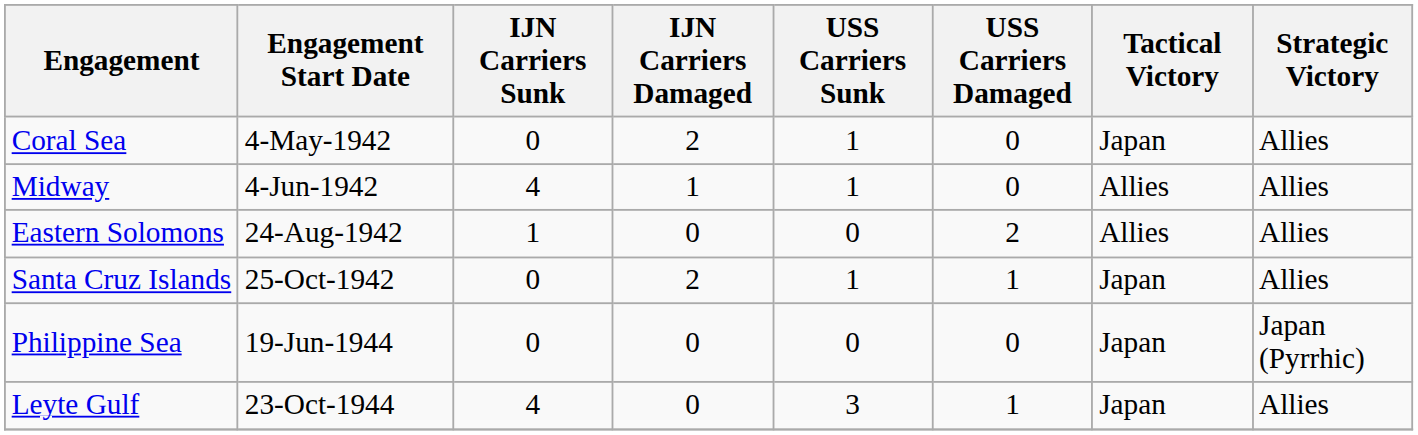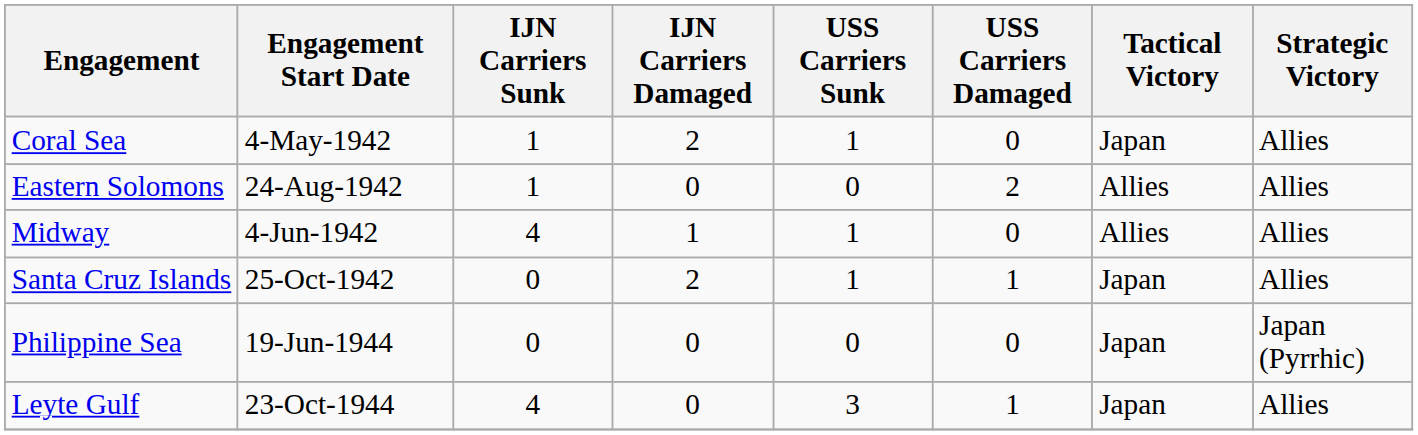(533, 140) 0 -> (533, 140) 1
rows swapped: (60, 186) <-> (118, 232)
